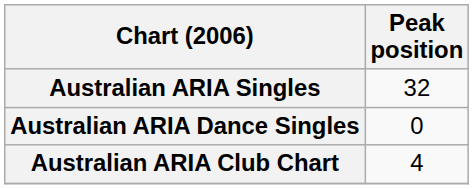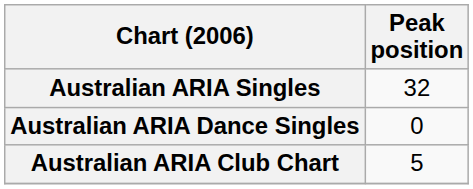(417, 163) 4 -> (417, 163) 5
